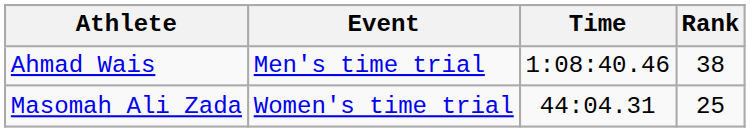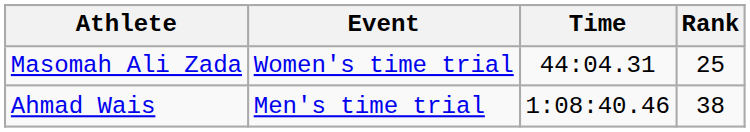rows swapped: (83, 65) <-> (126, 106)
